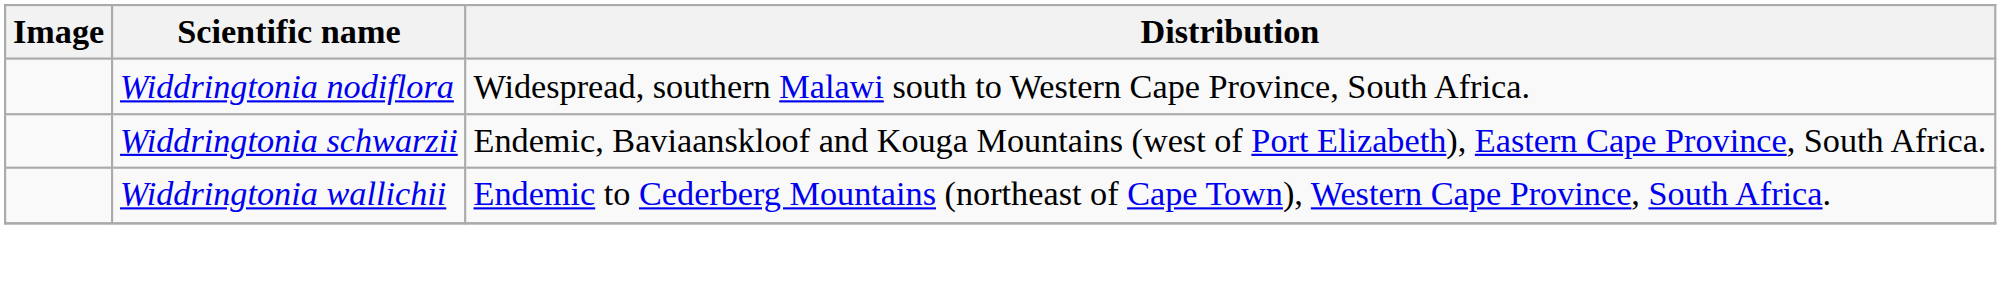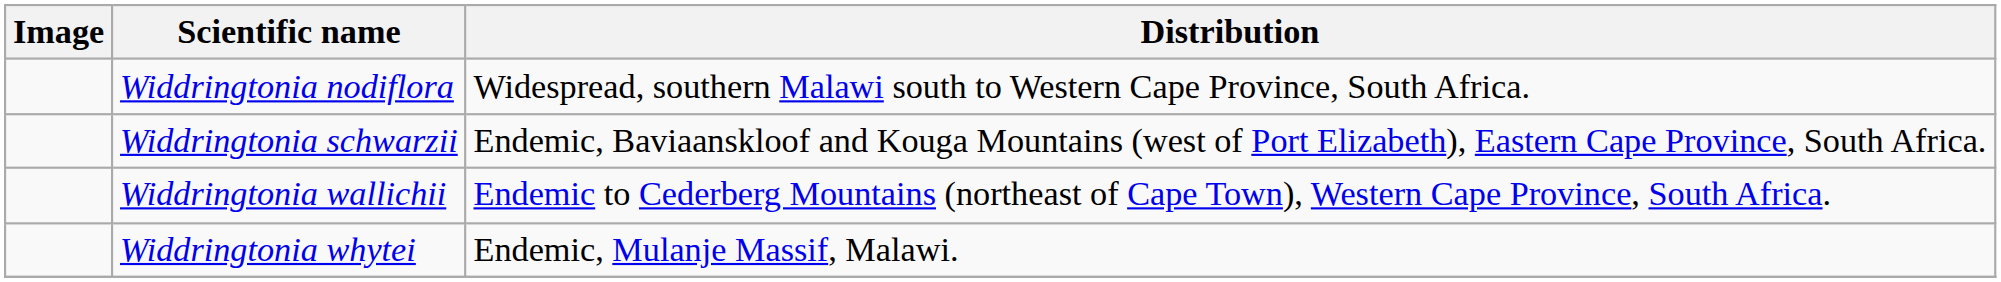+ row: (268, 248)
